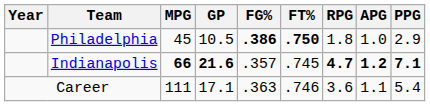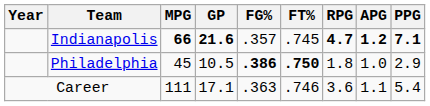rows swapped: (104, 41) <-> (104, 65)
